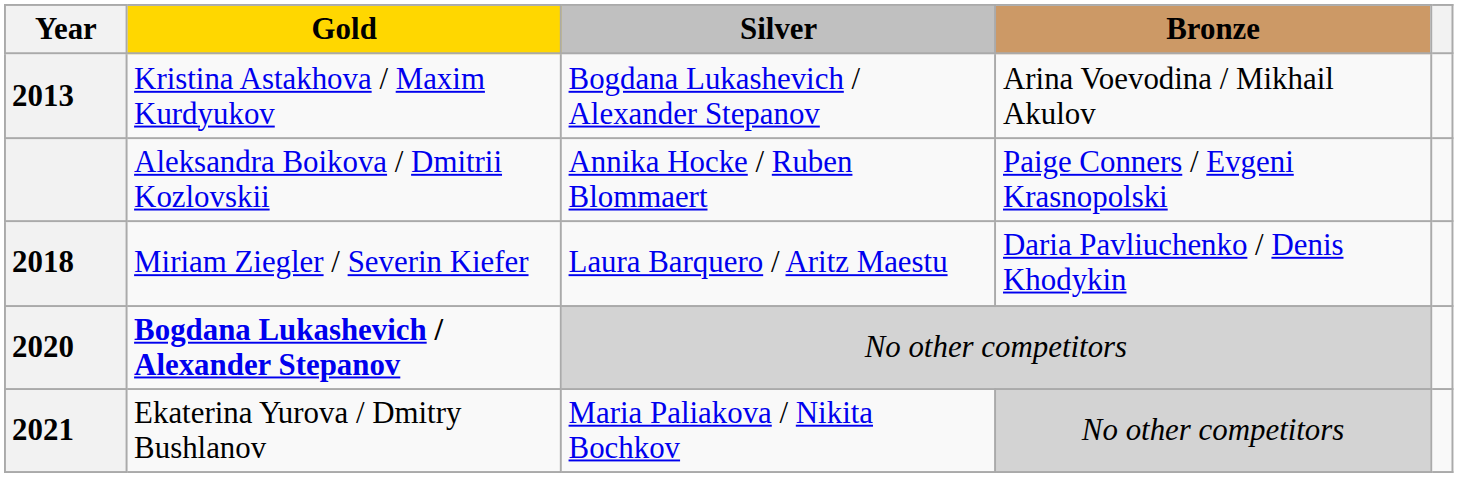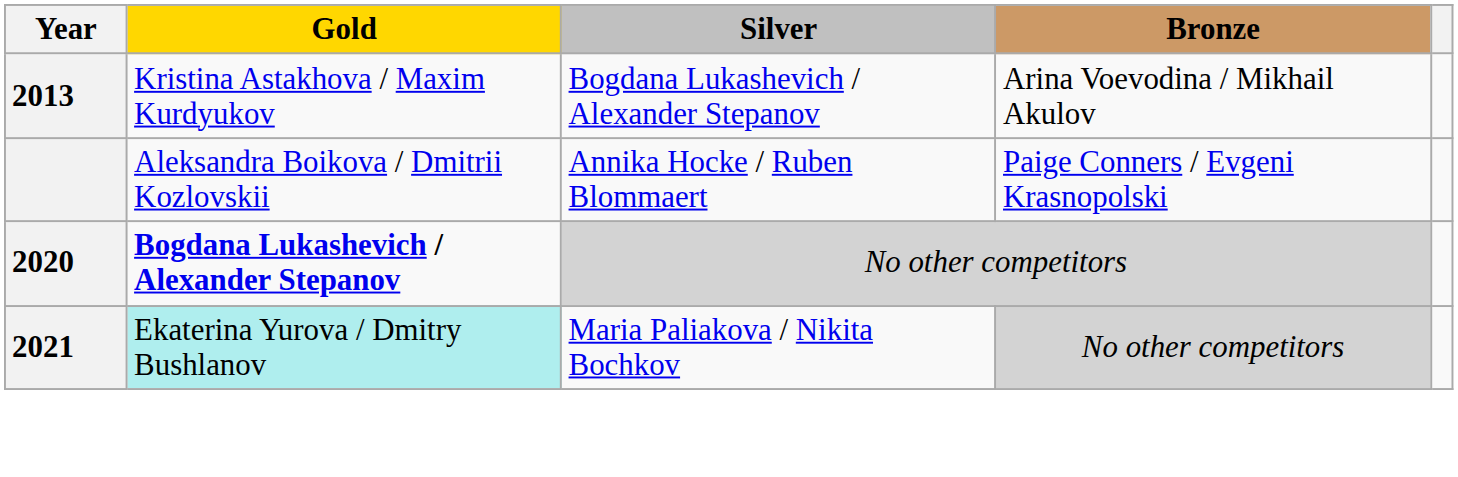- row: (43, 262)
(298, 430) no background -> (298, 346) paleturquoise background
